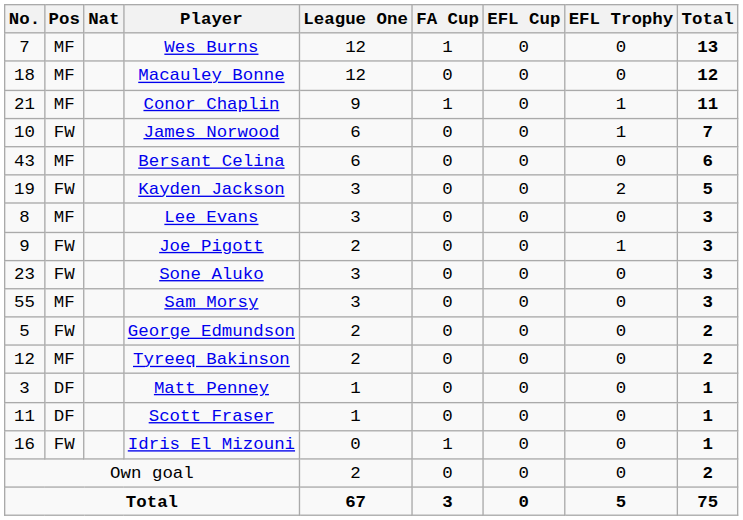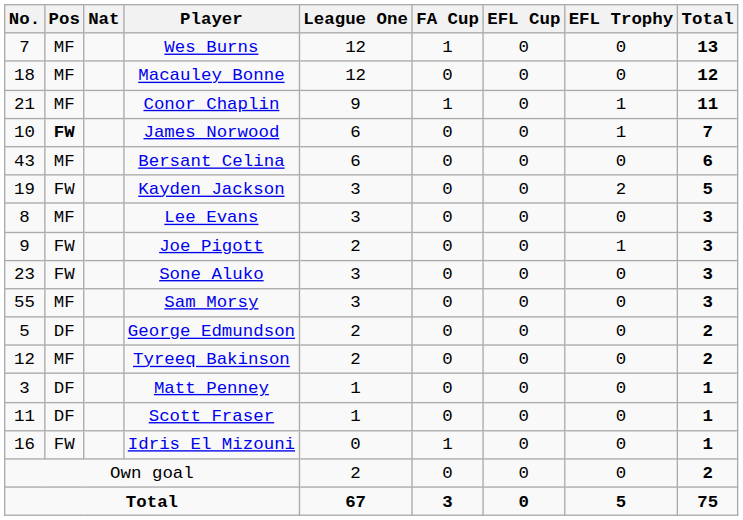(64, 132) normal -> (64, 132) bold
(64, 331) FW -> (64, 331) DF
